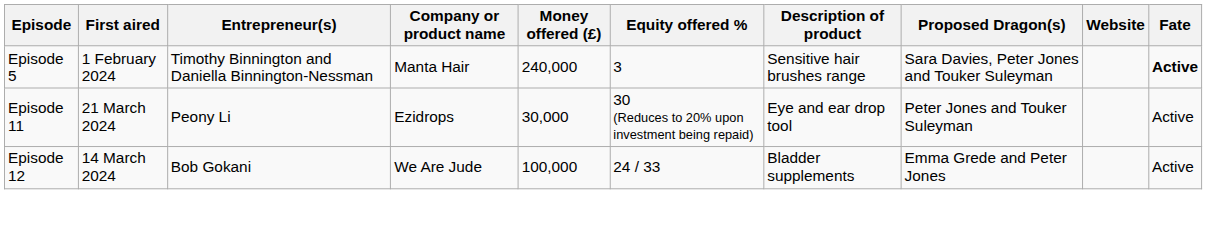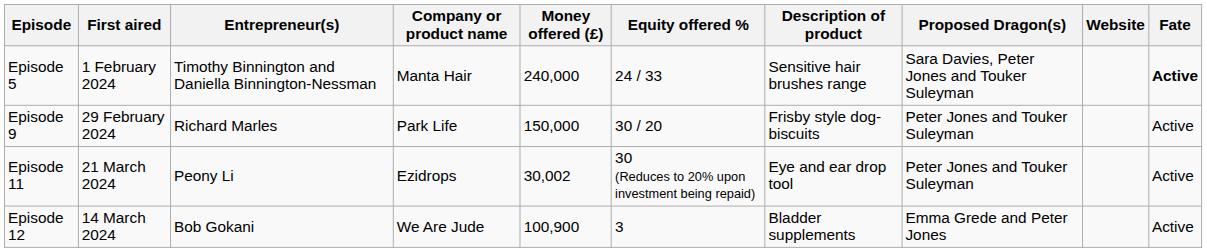(618, 66) 3 -> (639, 75) 24 / 33
+ row: (36, 125)
(545, 117) 30,000 -> (547, 176) 30,002
(549, 167) 100,000 -> (551, 226) 100,900
(637, 167) 24 / 33 -> (619, 226) 3
